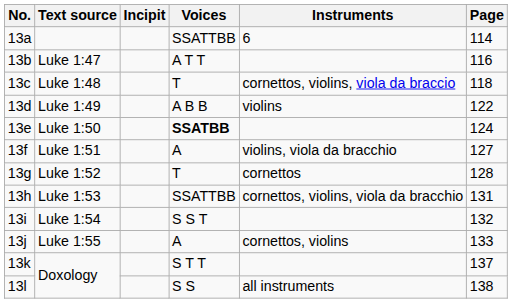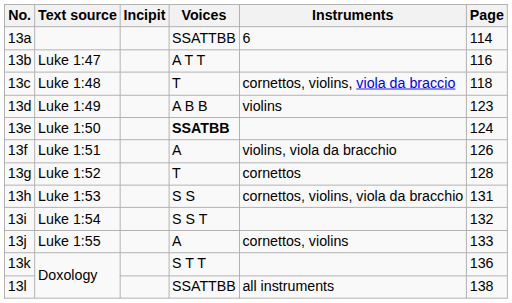(482, 106) 122 -> (482, 106) 123
(482, 151) 127 -> (482, 151) 126
(204, 196) SSATTBB -> (183, 196) S S
(482, 264) 137 -> (482, 264) 136
(183, 286) S S -> (204, 286) SSATTBB
